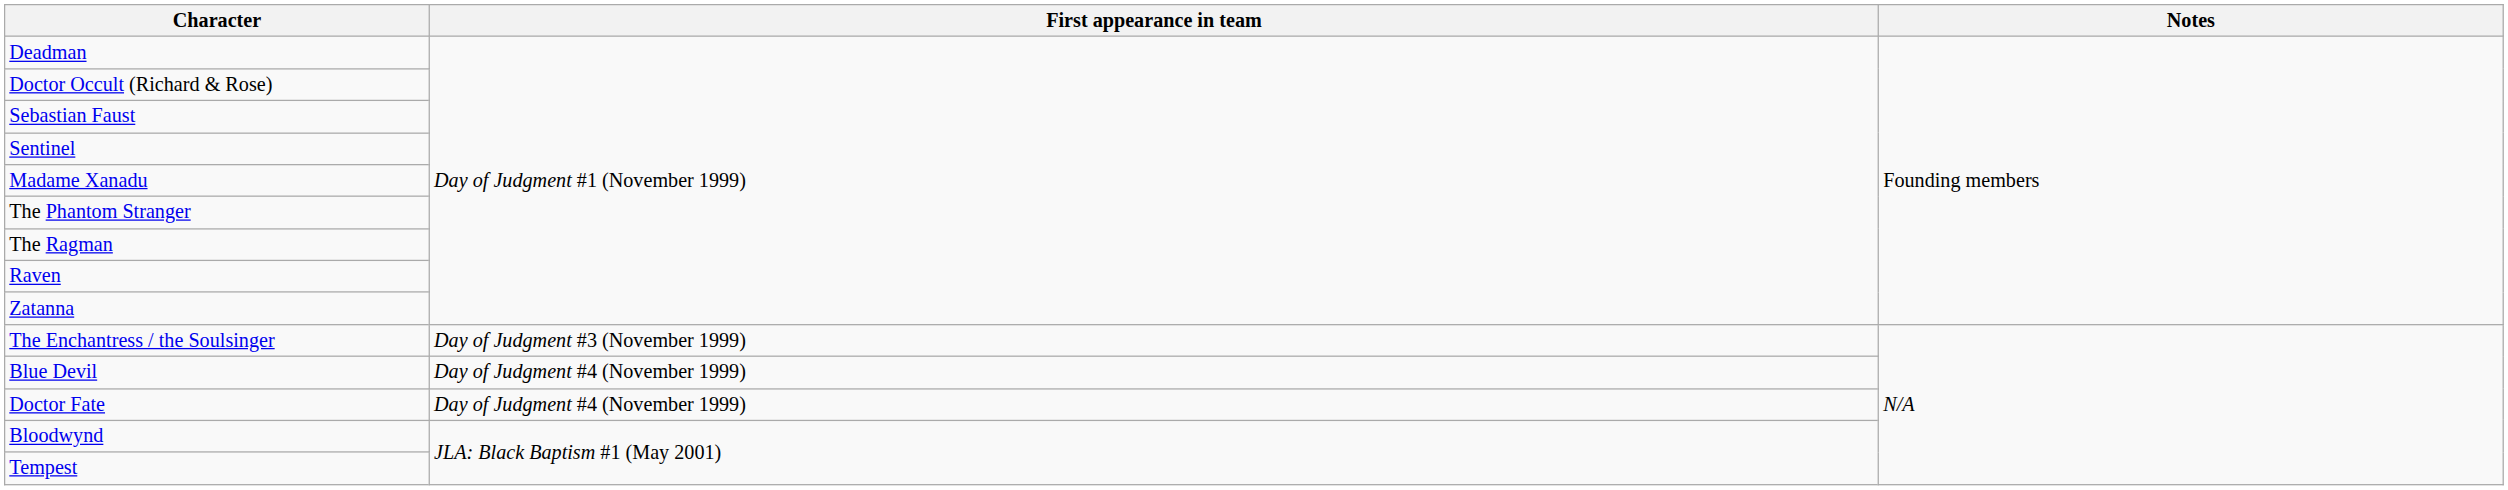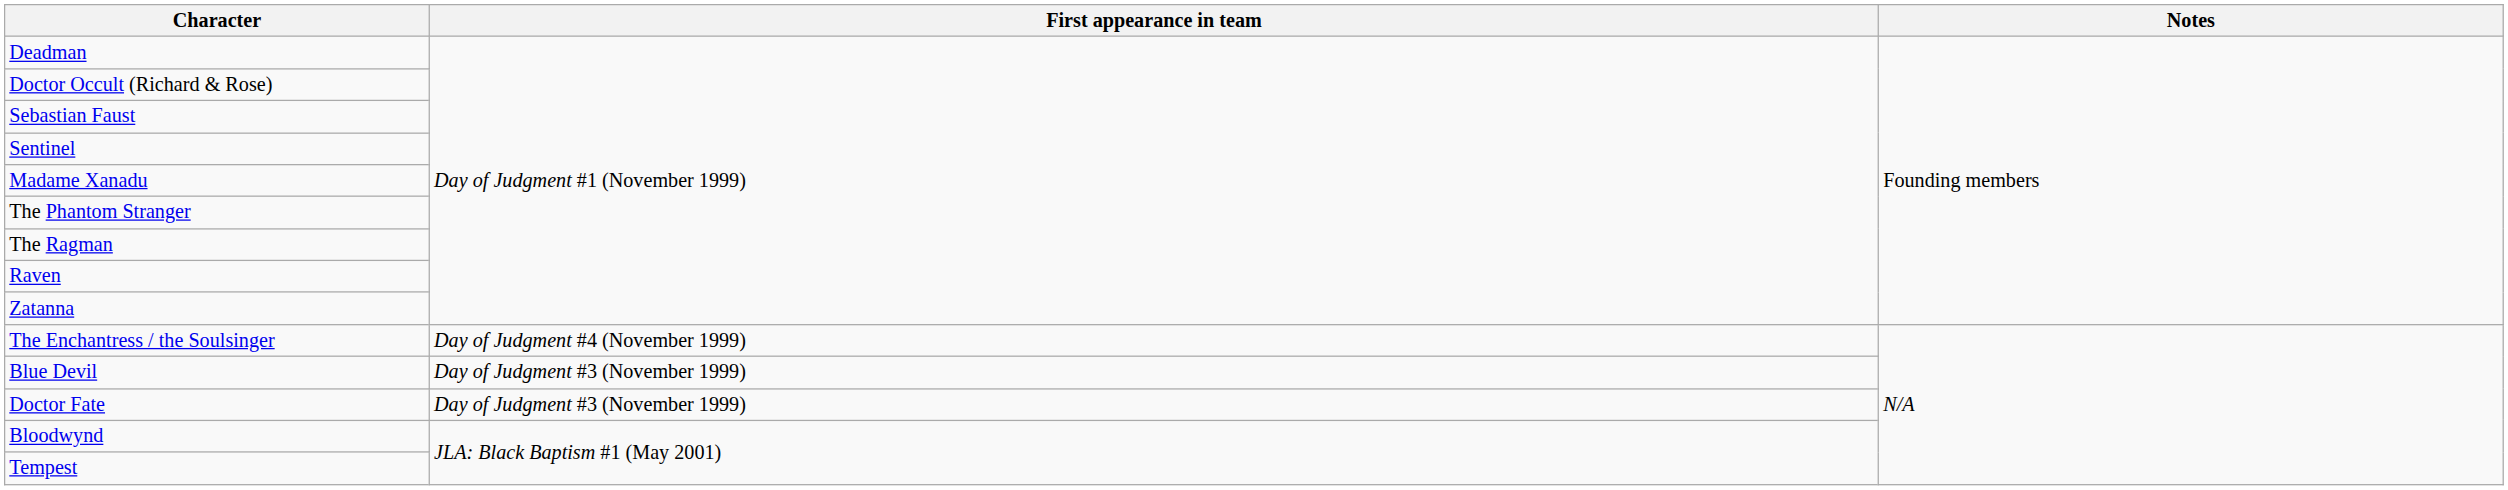(590, 340) Day of Judgment #3 (November 1999) -> (590, 340) Day of Judgment #4 (November 1999)
(590, 372) Day of Judgment #4 (November 1999) -> (590, 372) Day of Judgment #3 (November 1999)
(590, 404) Day of Judgment #4 (November 1999) -> (590, 404) Day of Judgment #3 (November 1999)
